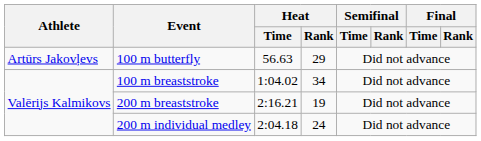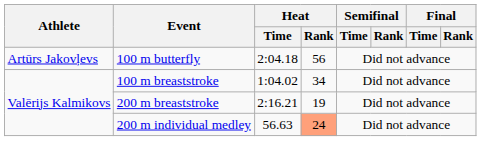(278, 58) 56.63 -> (278, 58) 2:04.18
(319, 58) 29 -> (319, 58) 56
(278, 125) 2:04.18 -> (278, 125) 56.63
(319, 125) no background -> (319, 125) lightsalmon background
